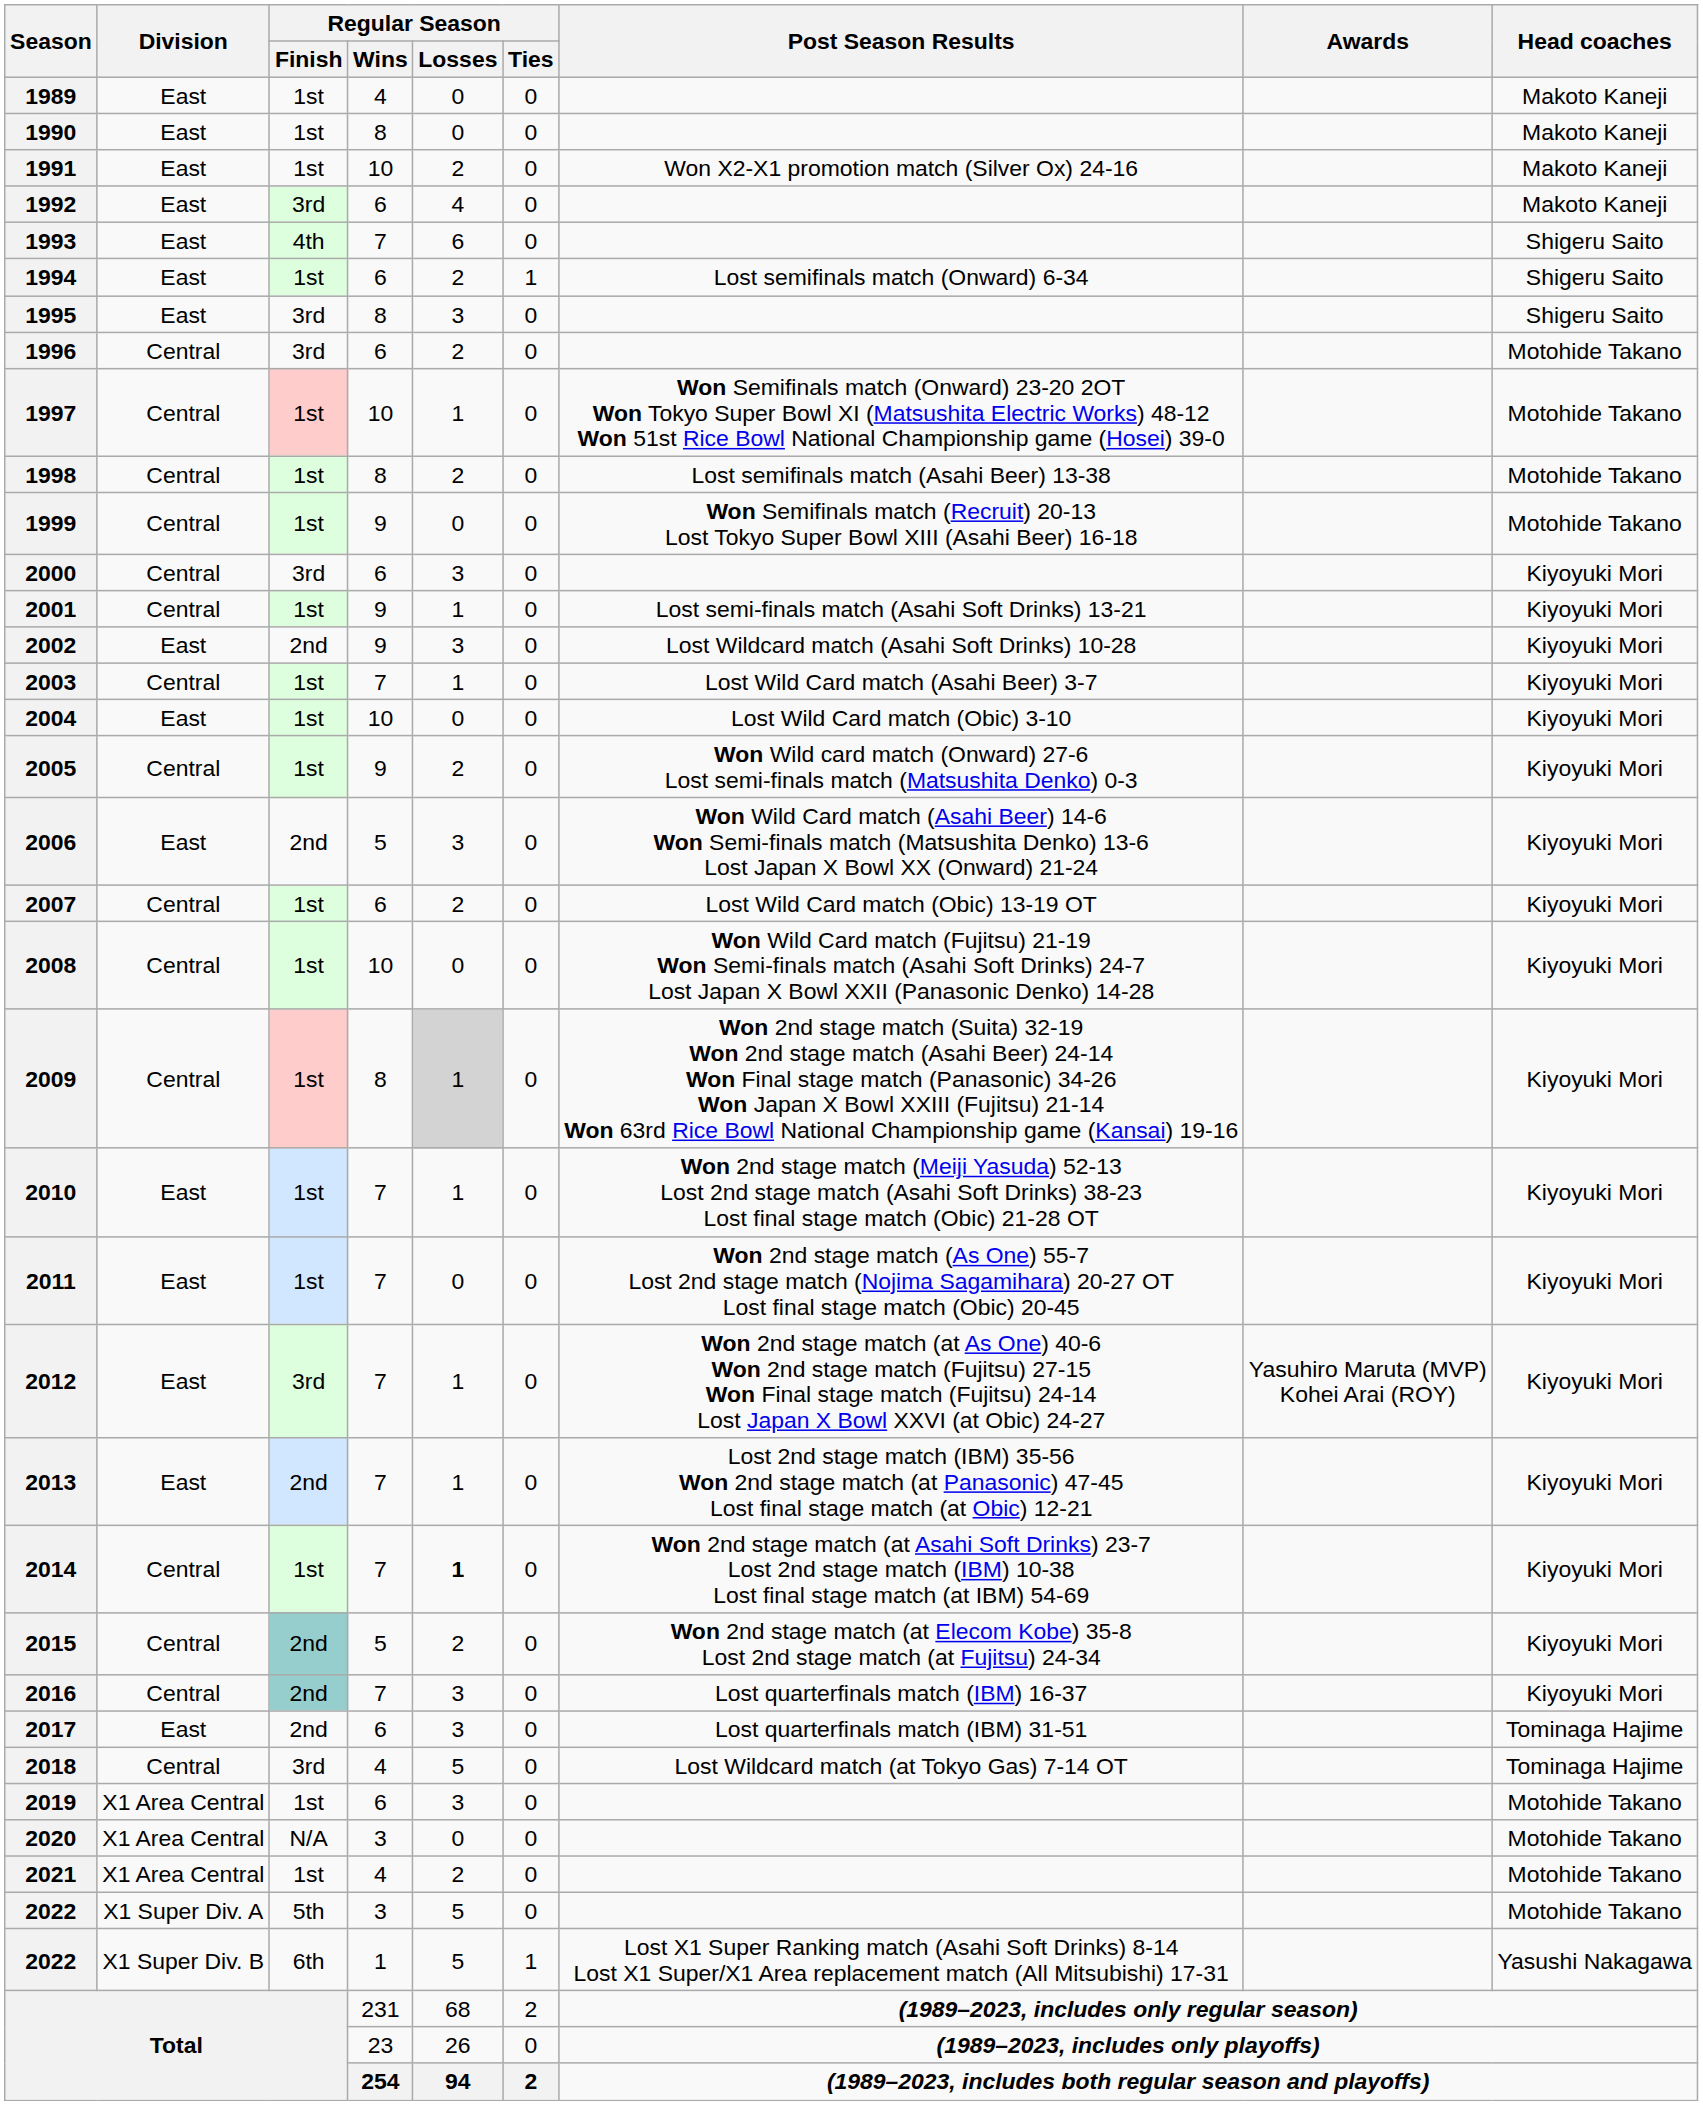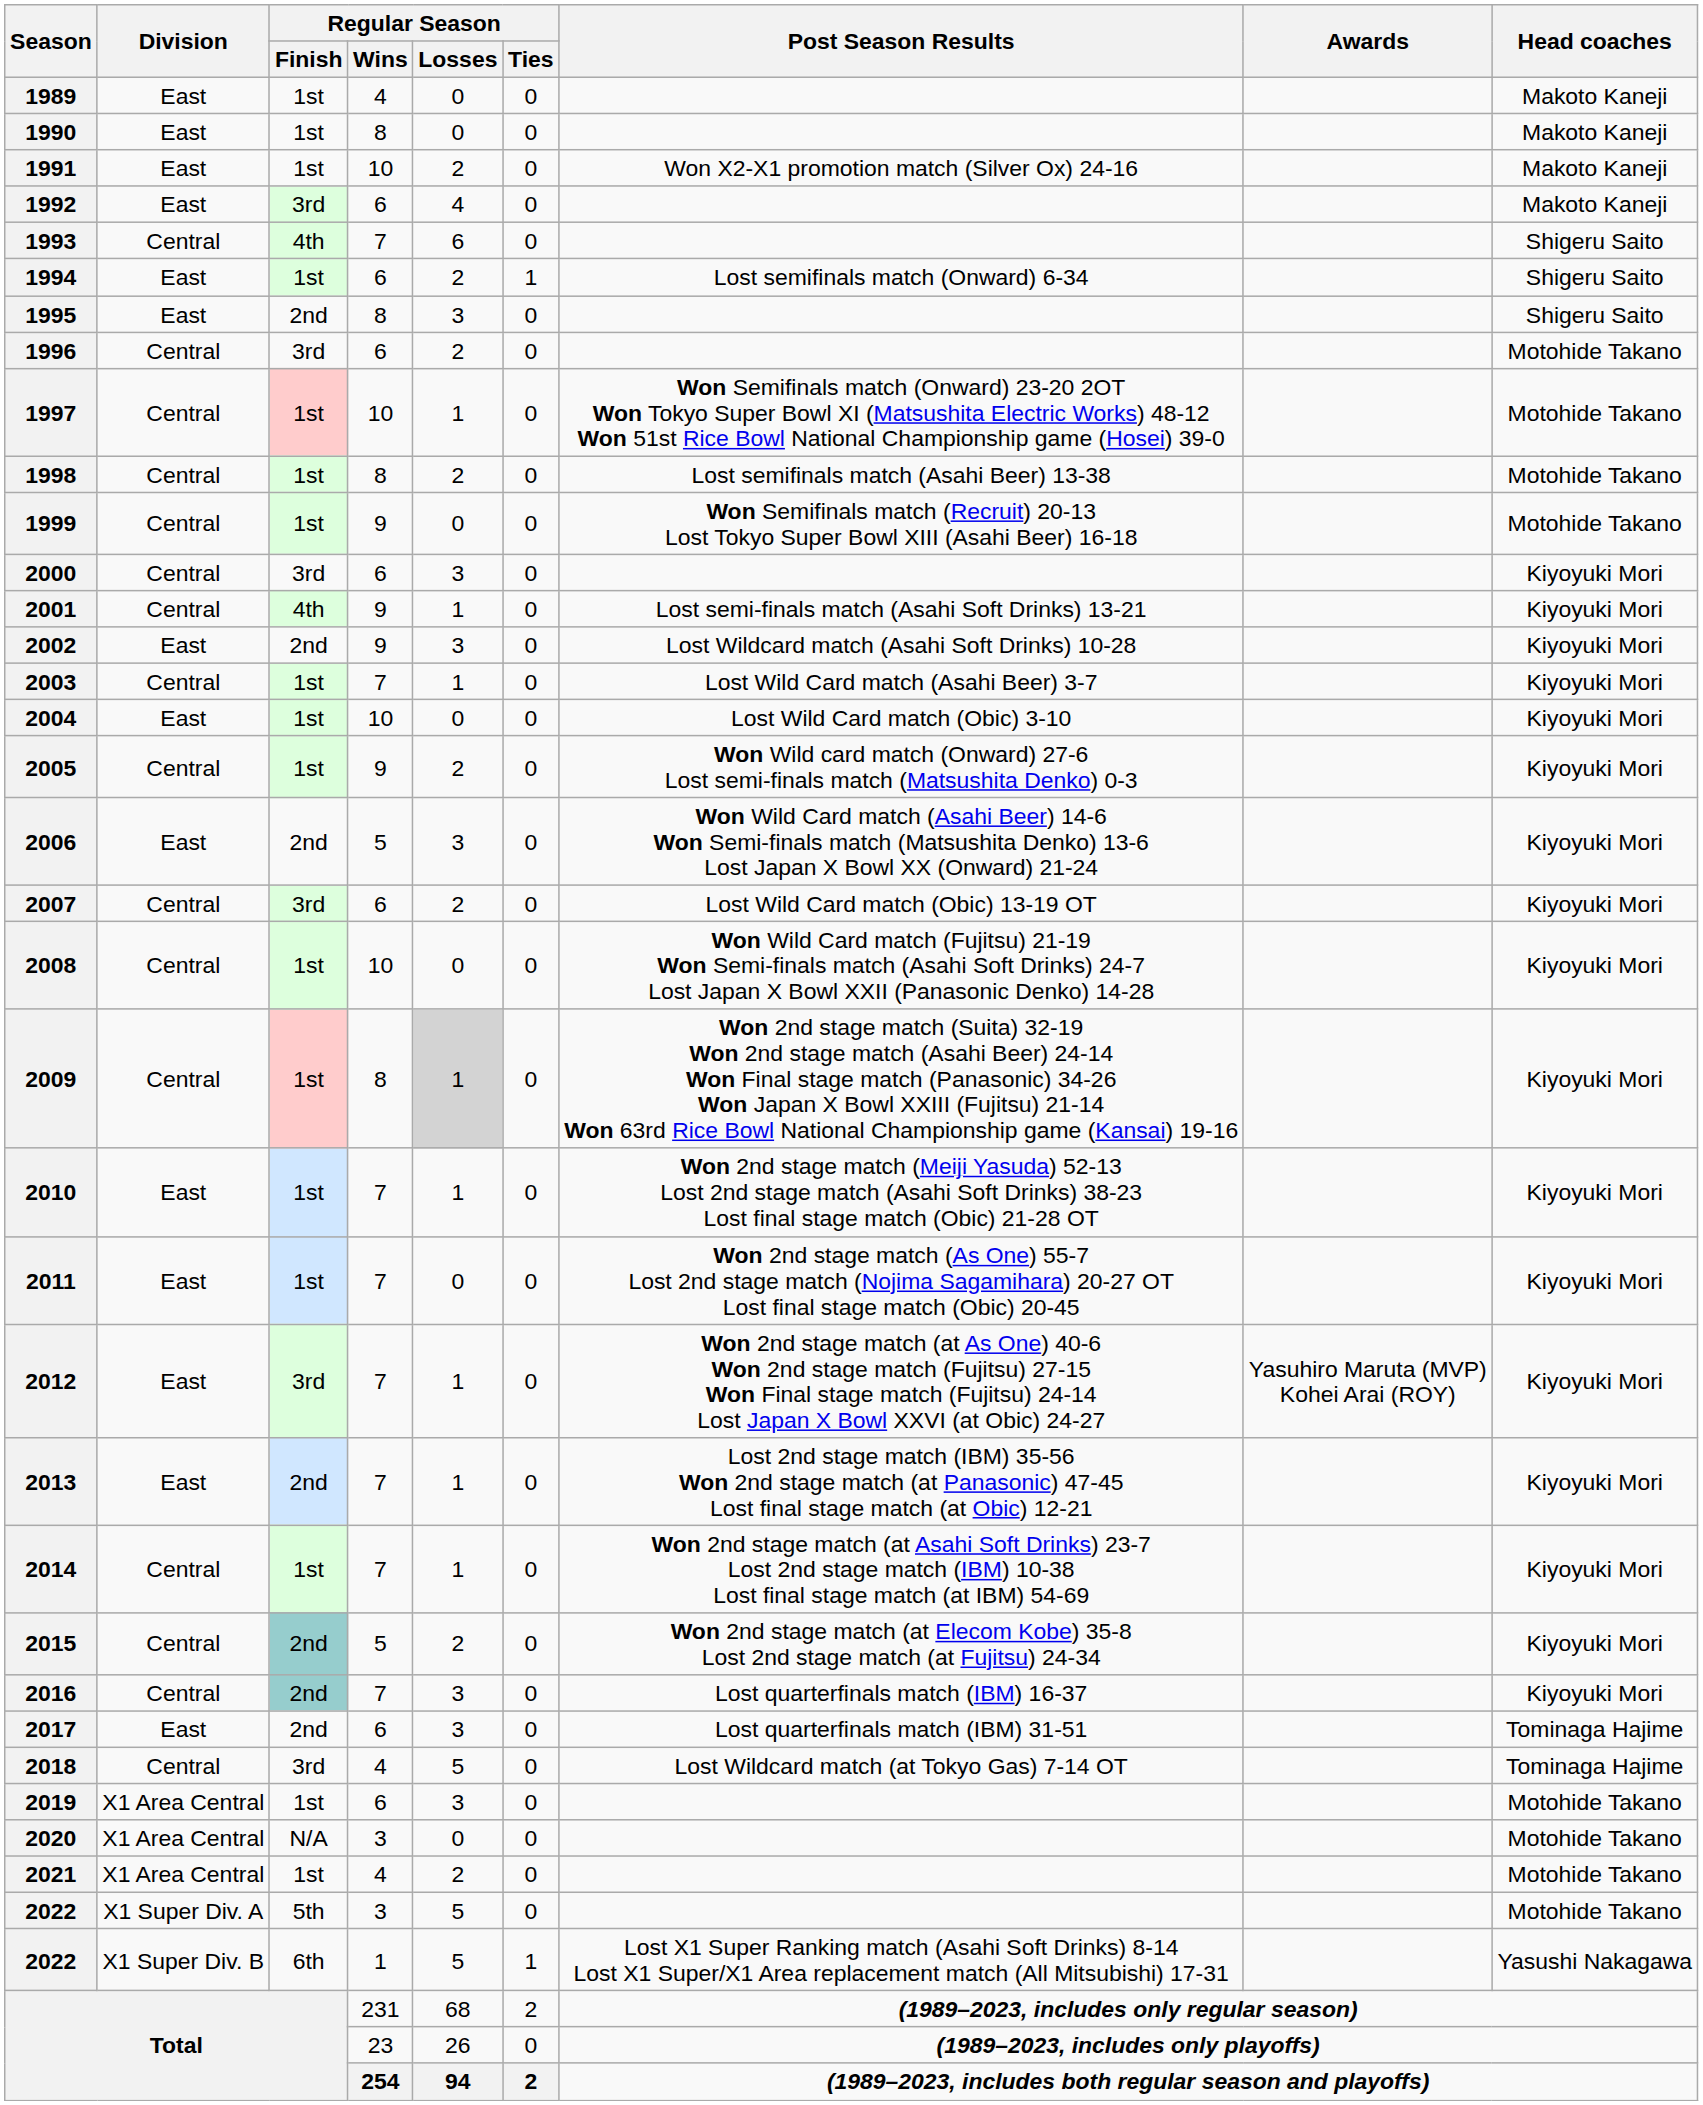(183, 241) East -> (183, 241) Central
(309, 314) 3rd -> (309, 314) 2nd
(309, 609) 1st -> (309, 609) 4th
(309, 904) 1st -> (309, 904) 3rd
(458, 1569) bold -> (458, 1569) normal
